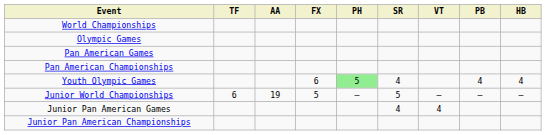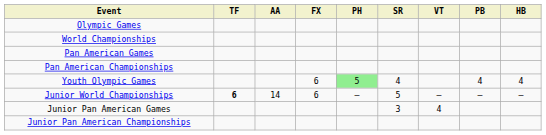rows swapped: (109, 39) <-> (109, 25)
(234, 95) normal -> (234, 95) bold
(275, 95) 19 -> (275, 95) 14
(316, 95) 5 -> (316, 95) 6
(398, 109) 4 -> (398, 109) 3
